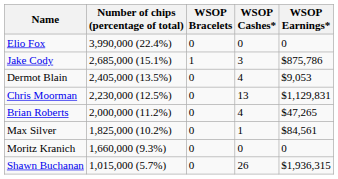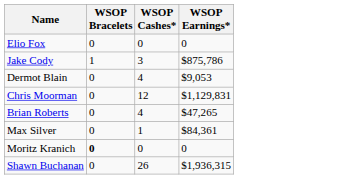- column: (136, 19)
(243, 95) 13 -> (143, 95) 12
(299, 130) $84,561 -> (199, 130) $84,361
(192, 148) normal -> (92, 148) bold
